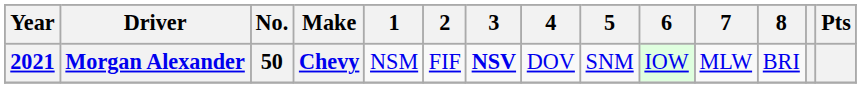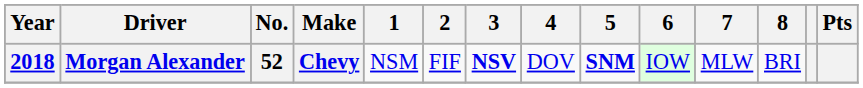(32, 62) 2021 -> (32, 62) 2018
(272, 62) 50 -> (272, 62) 52
(610, 62) normal -> (610, 62) bold
